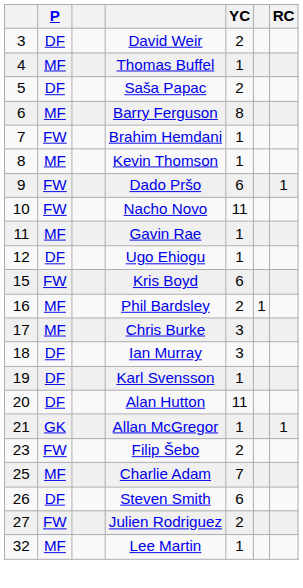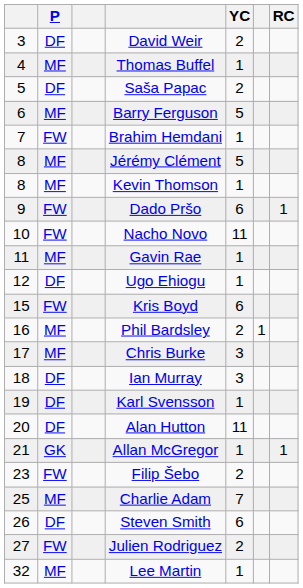(240, 112) 8 -> (240, 112) 5
+ row: (165, 161)
